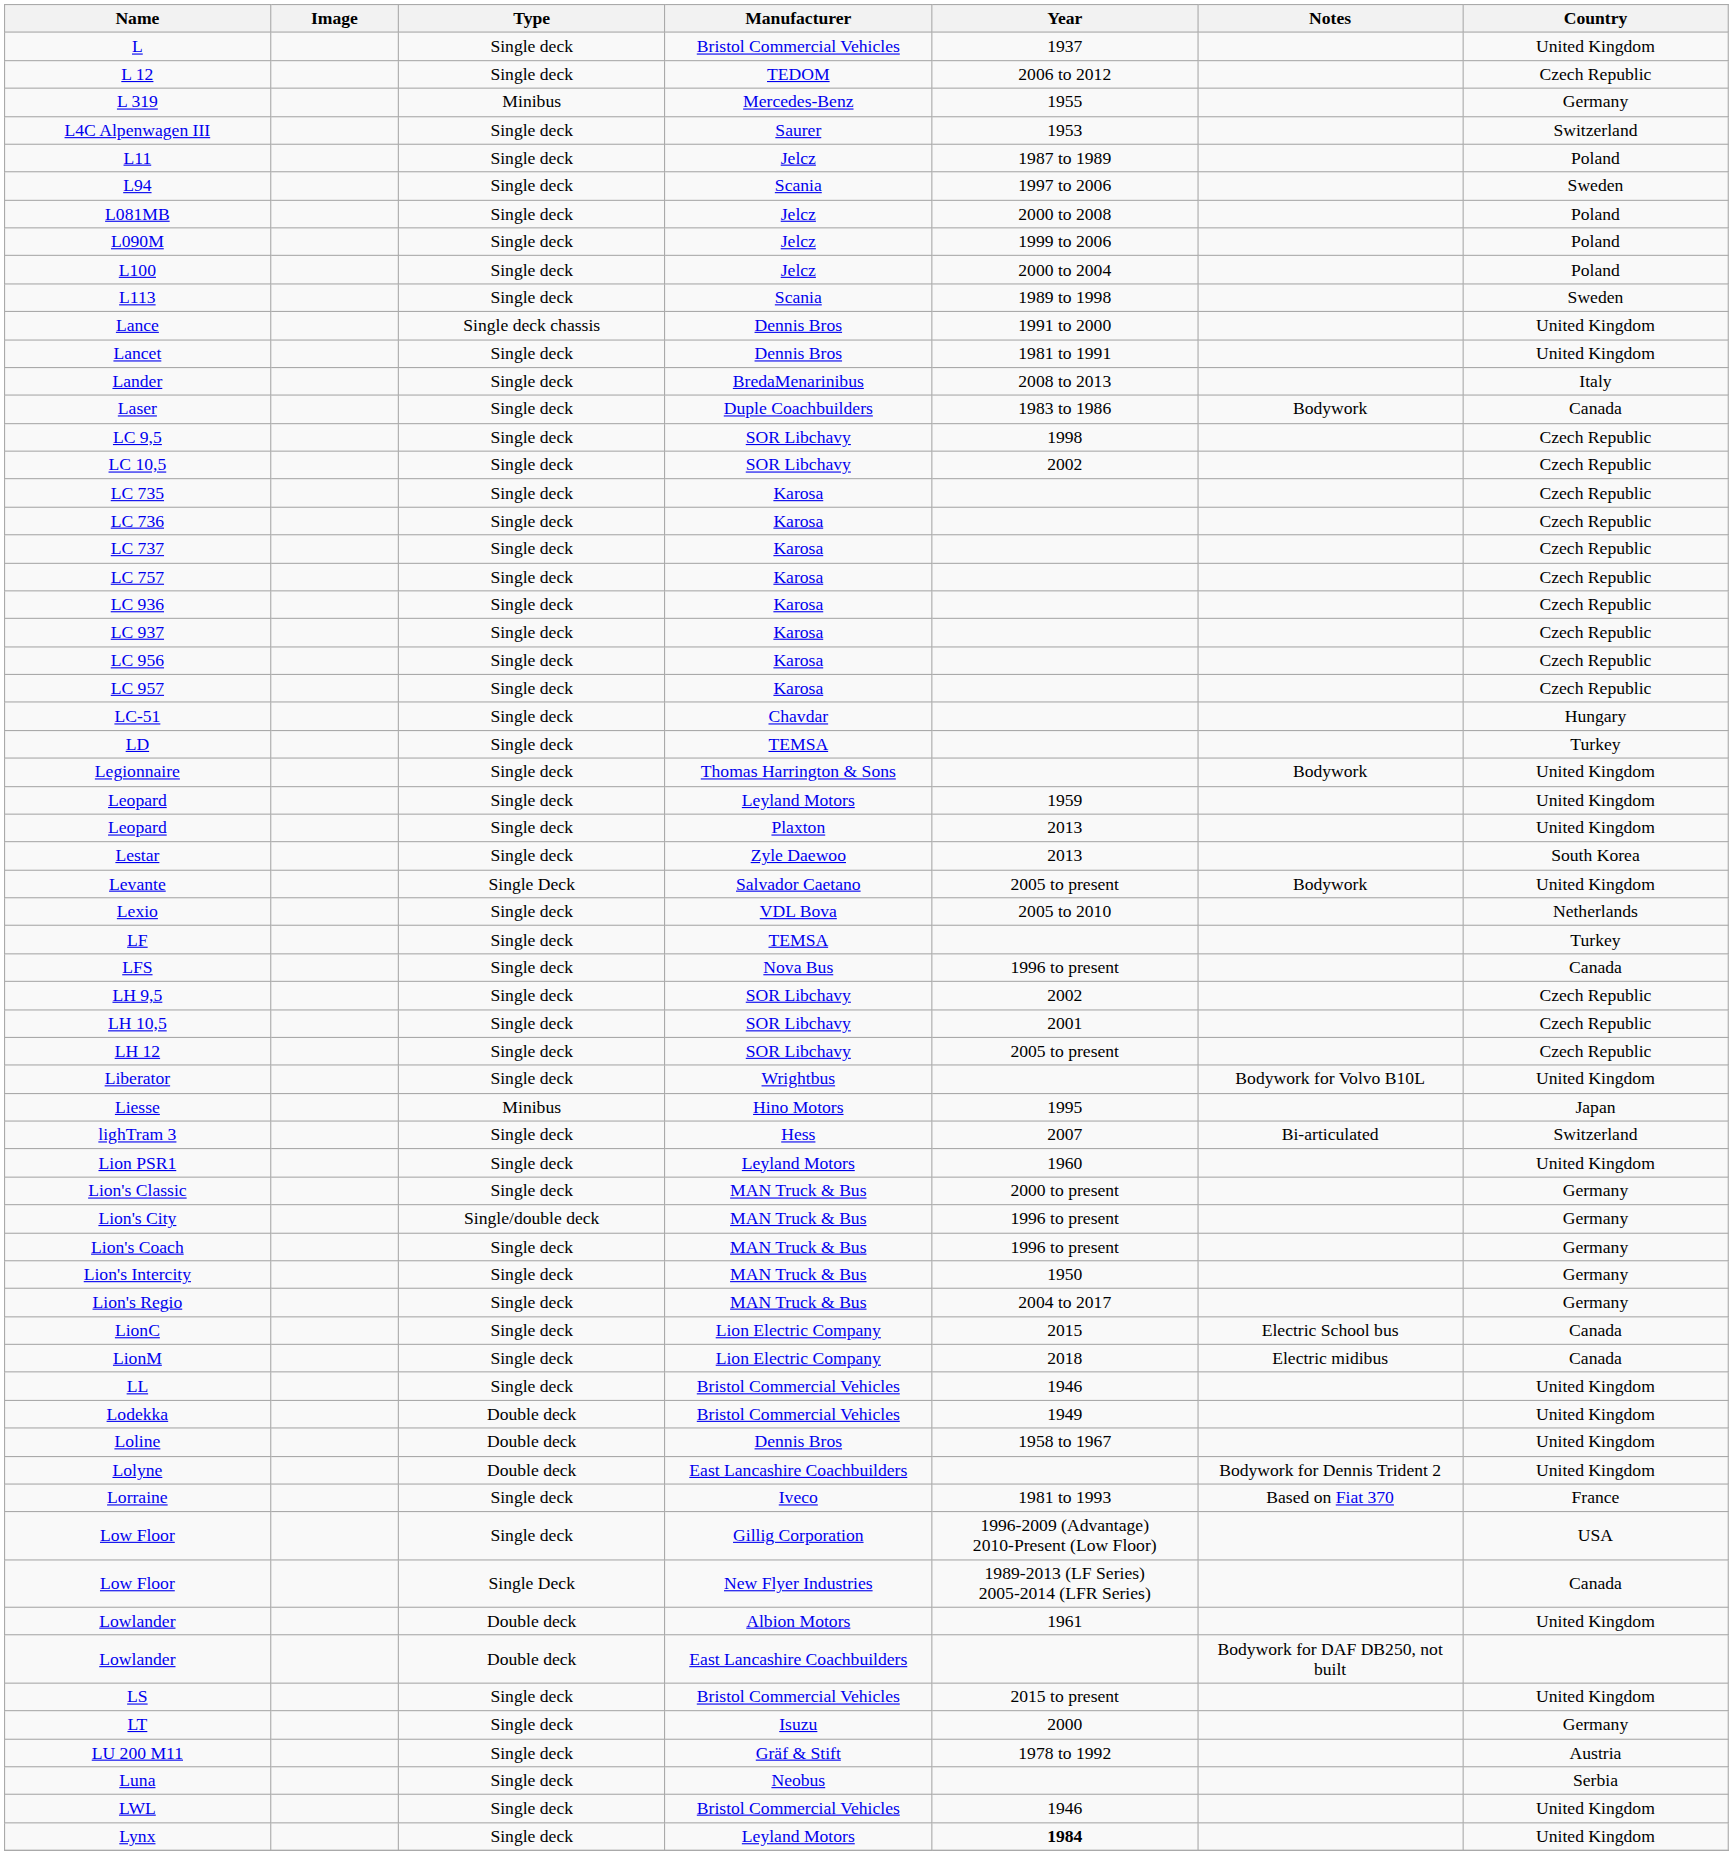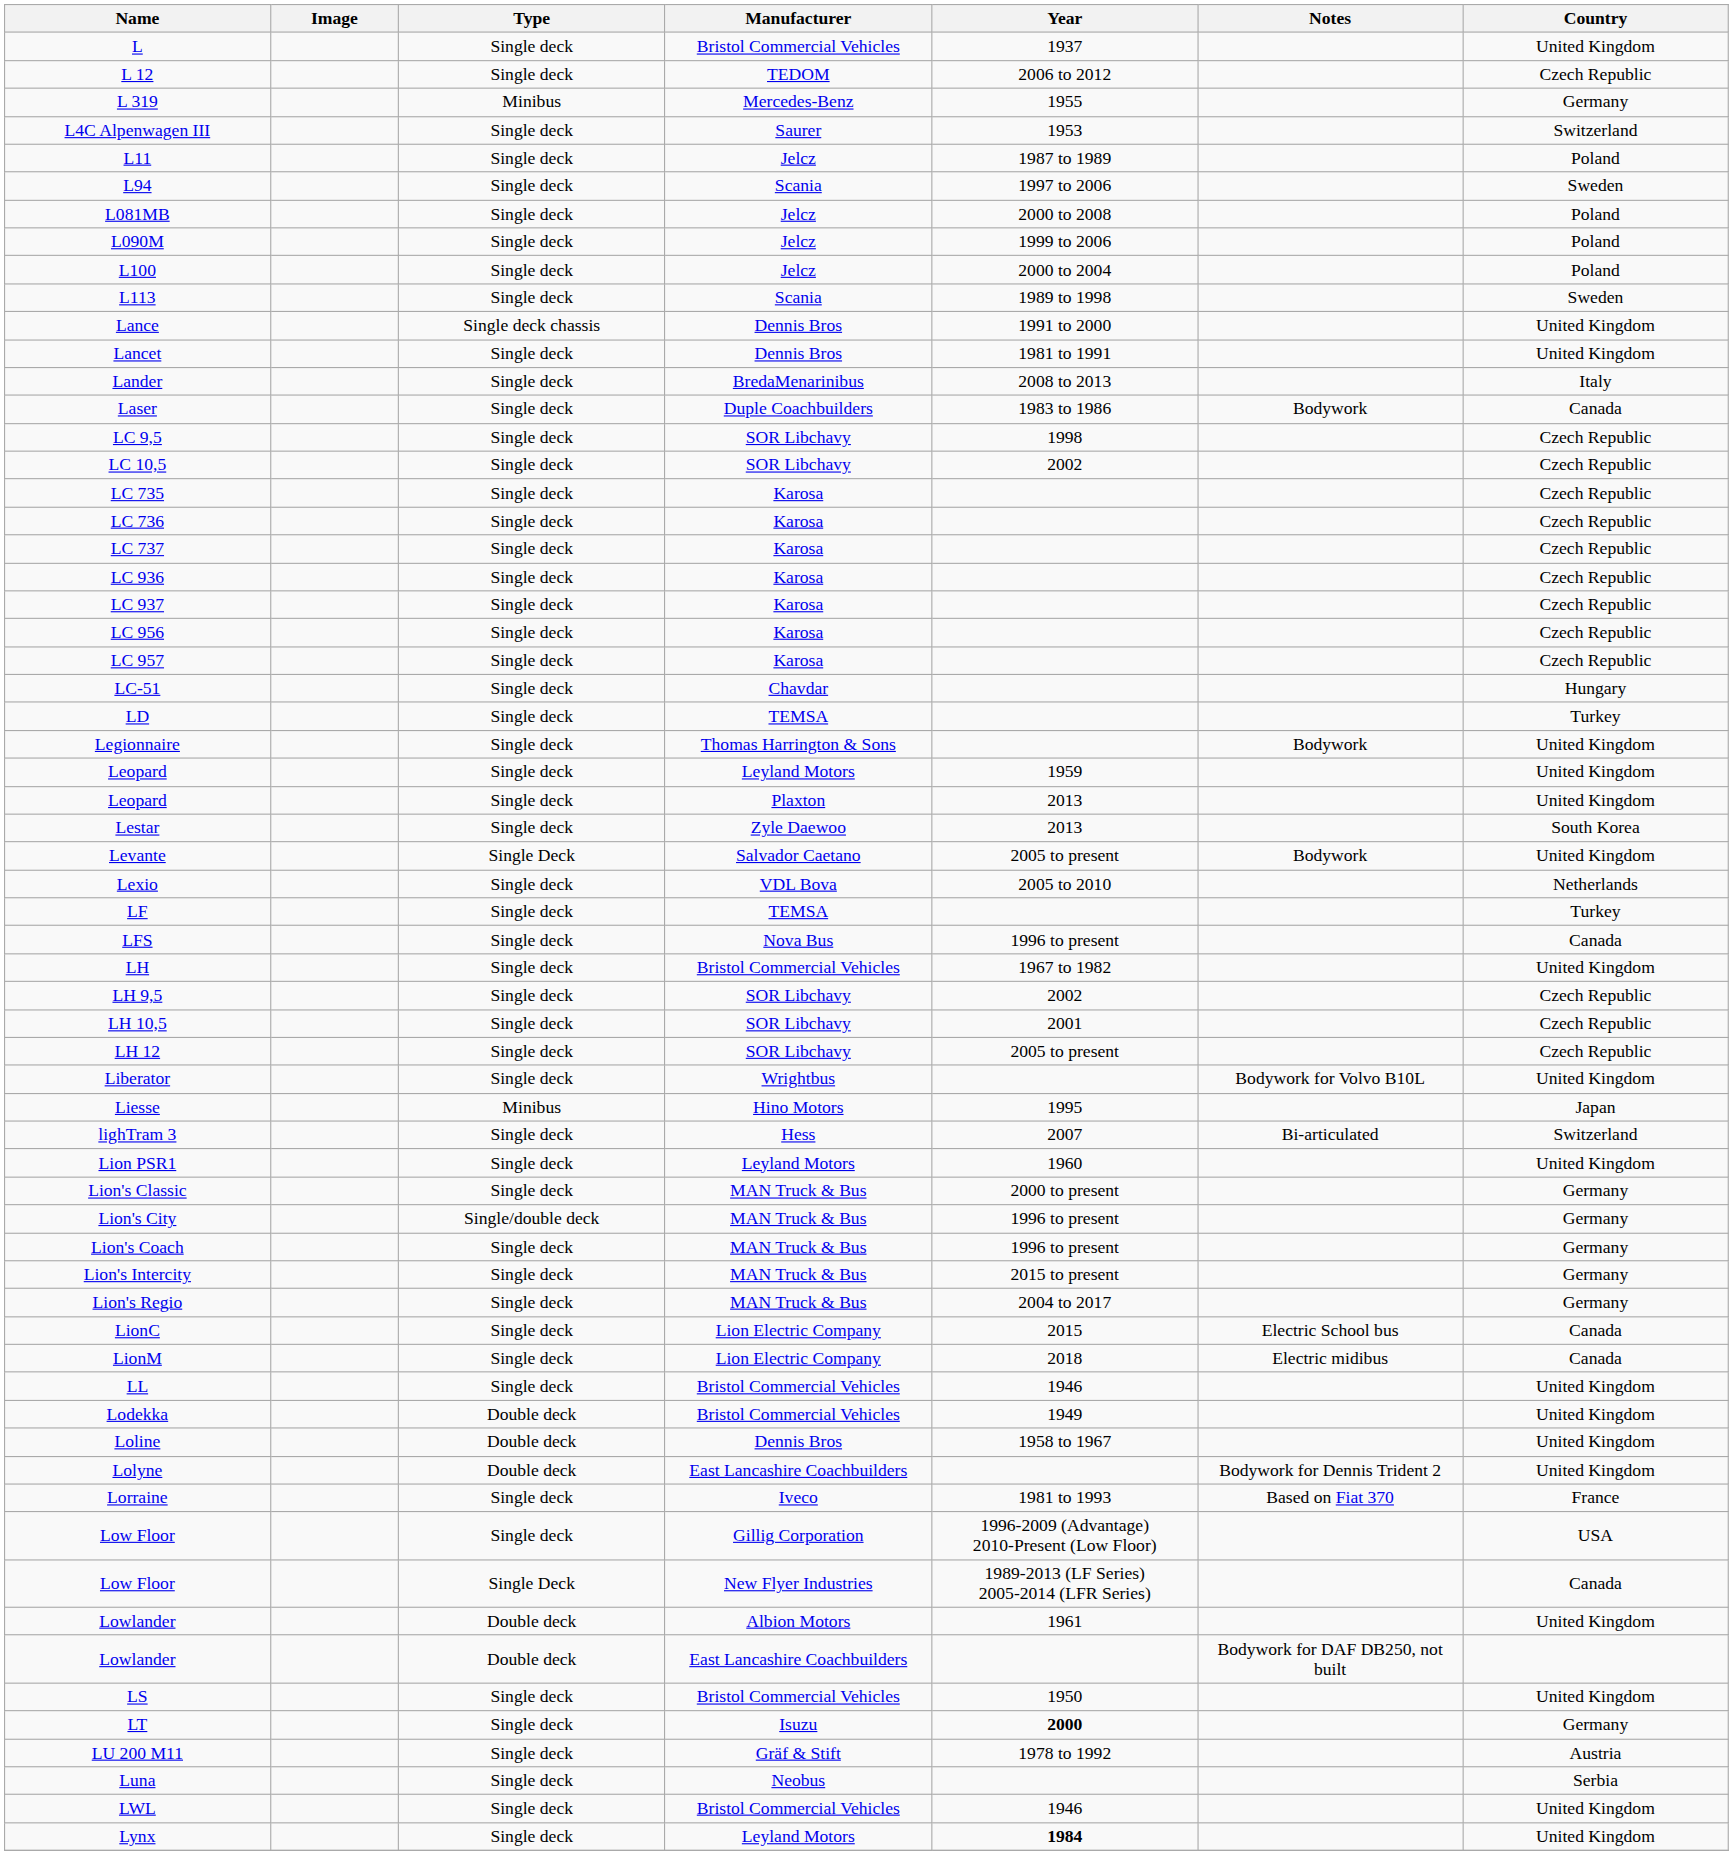- row: (137, 576)
+ row: (137, 967)
(1065, 1274) 1950 -> (1065, 1274) 2015 to present
(1065, 1696) 2015 to present -> (1065, 1696) 1950
(1065, 1724) normal -> (1065, 1724) bold
